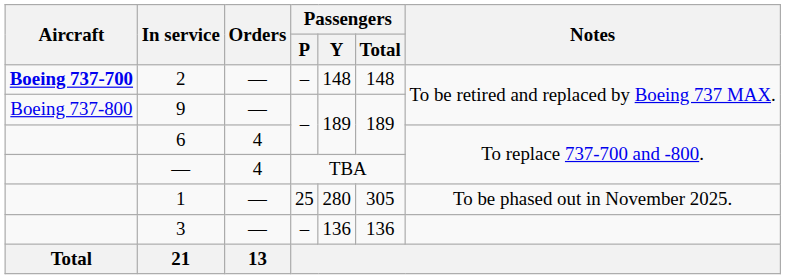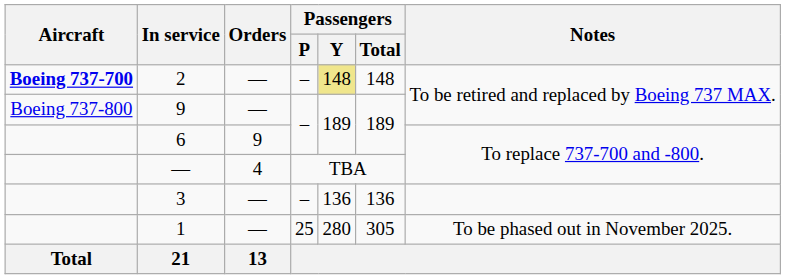(337, 79) no background -> (337, 79) khaki background
(257, 139) 4 -> (257, 139) 9
rows swapped: (181, 199) <-> (181, 229)
